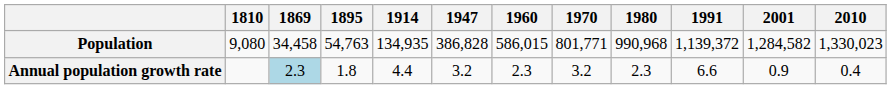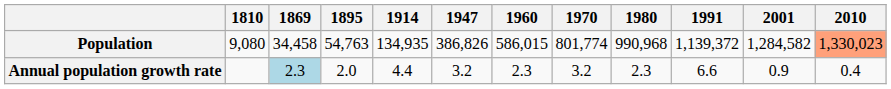(462, 43) 386,828 -> (462, 43) 386,826
(582, 43) 801,771 -> (582, 43) 801,774
(851, 43) no background -> (851, 43) lightsalmon background
(347, 70) 1.8 -> (347, 70) 2.0
